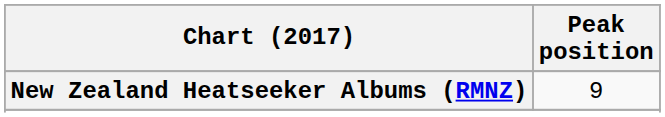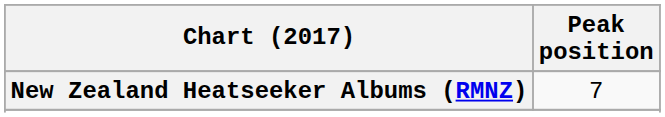(596, 91) 9 -> (596, 91) 7
